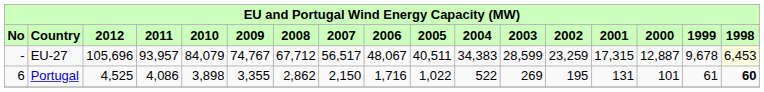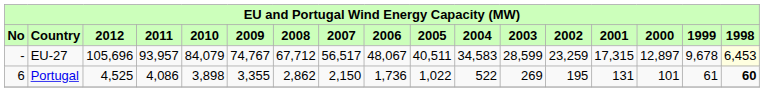(477, 55) 34,383 -> (477, 55) 34,583
(660, 55) 12,887 -> (660, 55) 12,897
(391, 76) 1,716 -> (391, 76) 1,736
